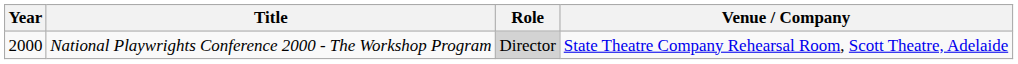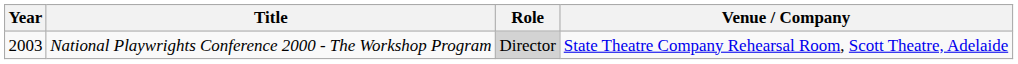(25, 44) 2000 -> (25, 44) 2003
